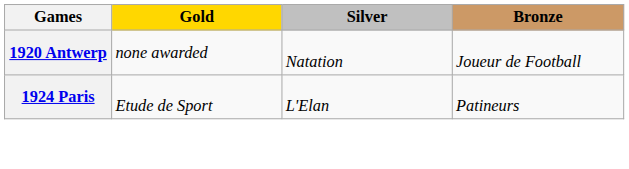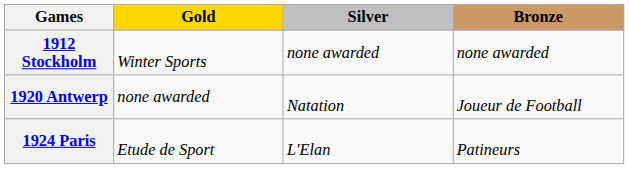+ row: (59, 52)
